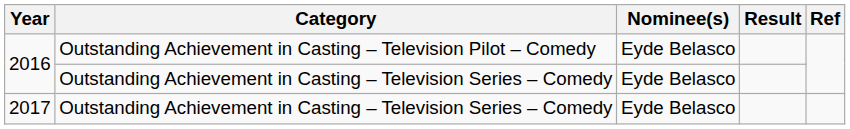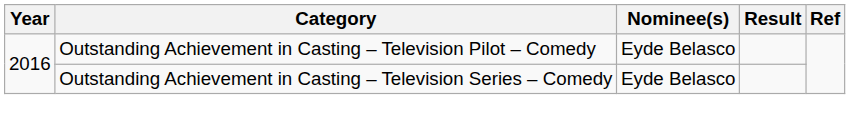- row: (30, 108)
